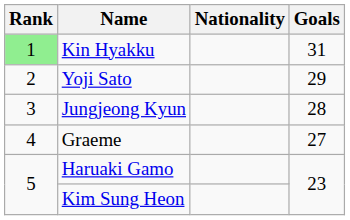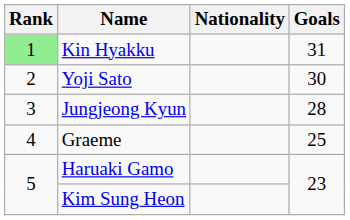(317, 79) 29 -> (317, 79) 30
(317, 139) 27 -> (317, 139) 25
